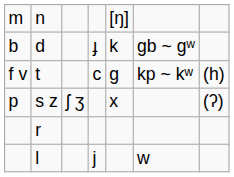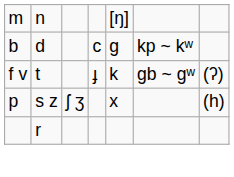(95, 46) ɟ -> (97, 46) c
(114, 46) k -> (114, 46) ɡ
(166, 46) ɡb ~ ɡʷ -> (165, 46) kp ~ kʷ
(97, 74) c -> (95, 74) ɟ
(114, 74) ɡ -> (114, 74) k
(165, 74) kp ~ kʷ -> (166, 74) ɡb ~ ɡʷ
(214, 74) (h) -> (213, 74) (ʔ)
(213, 102) (ʔ) -> (214, 102) (h)
- row: (37, 158)
